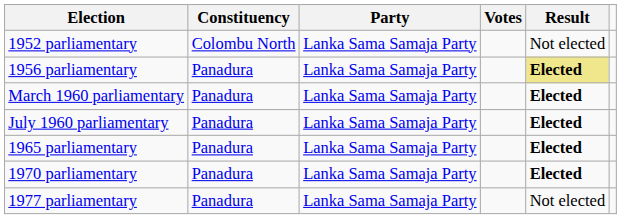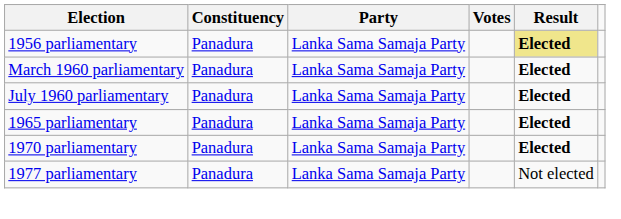- row: (73, 43)
